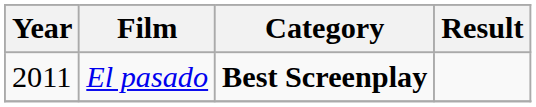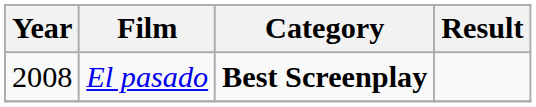(42, 76) 2011 -> (42, 76) 2008
